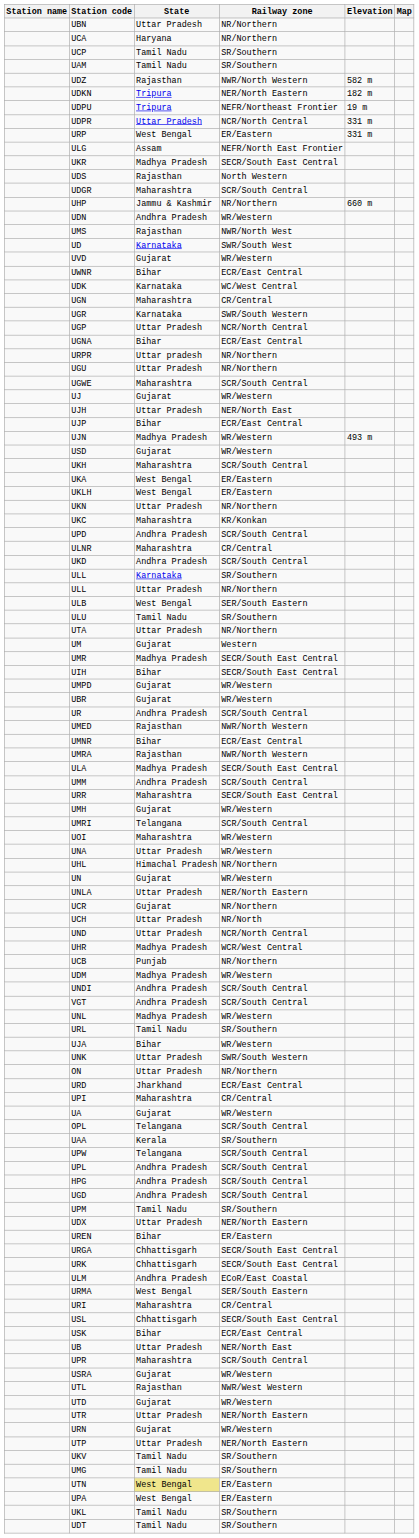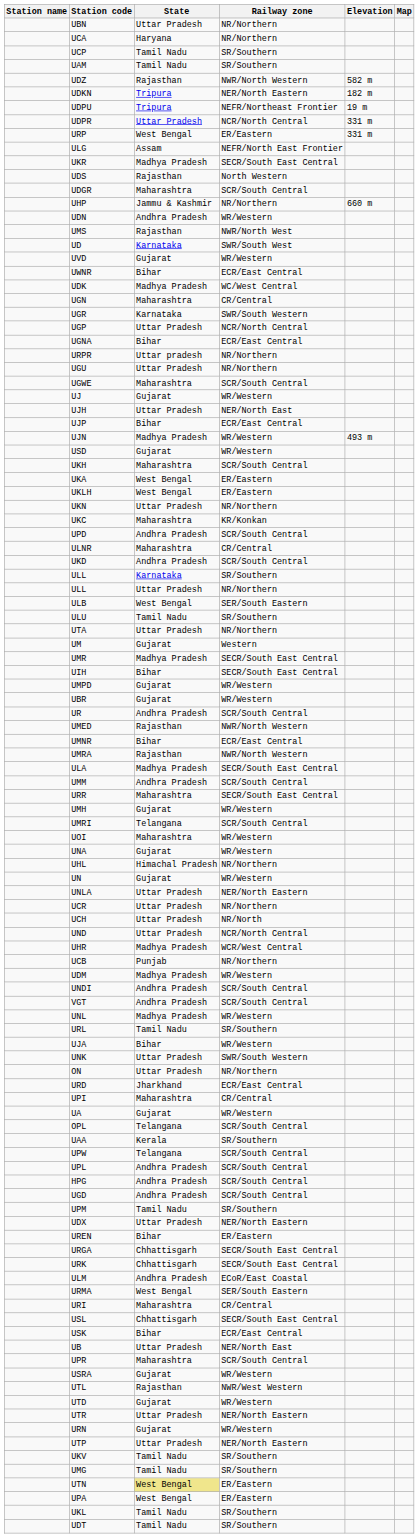(159, 287) Karnataka -> (172, 287) Madhya Pradesh
(169, 851) Uttar Pradesh -> (154, 851) Gujarat
(154, 906) Gujarat -> (169, 906) Uttar Pradesh
